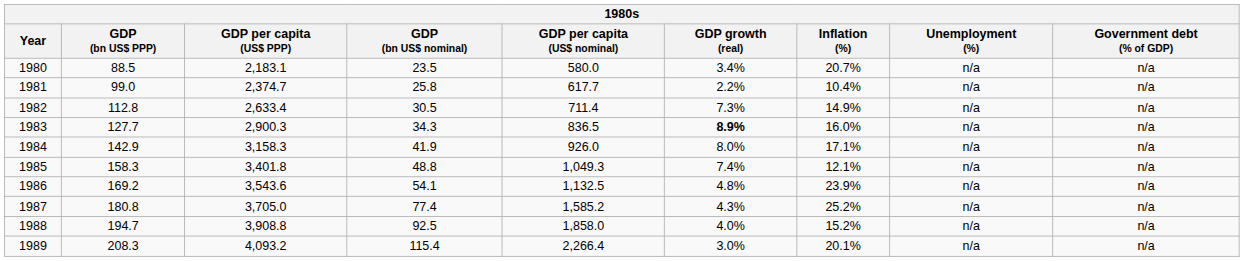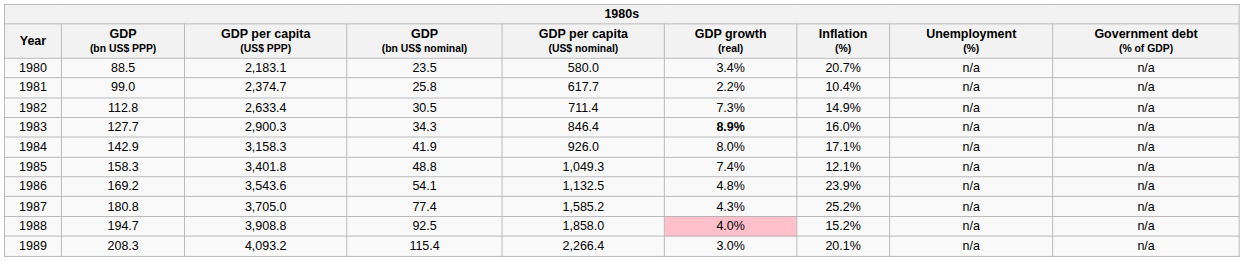(583, 127) 836.5 -> (583, 127) 846.4
(731, 226) no background -> (731, 226) pink background
